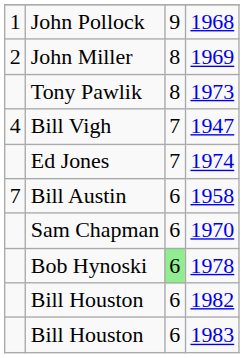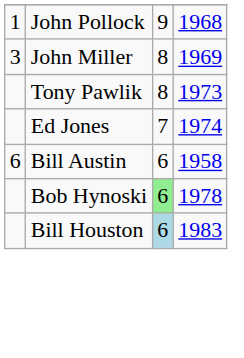(15, 56) 2 -> (15, 56) 3
- row: (71, 126)
(15, 195) 7 -> (15, 160) 6
- row: (95, 230)
- row: (87, 299)
(175, 334) no background -> (163, 230) lightblue background
